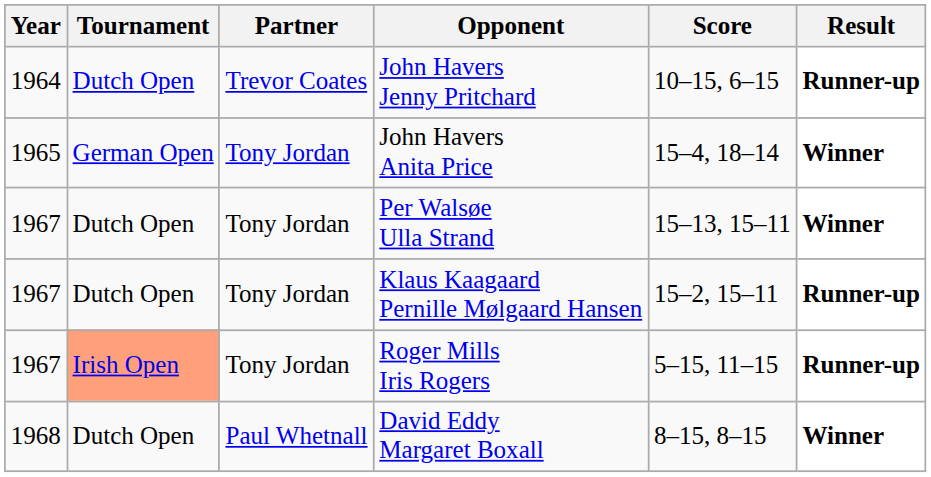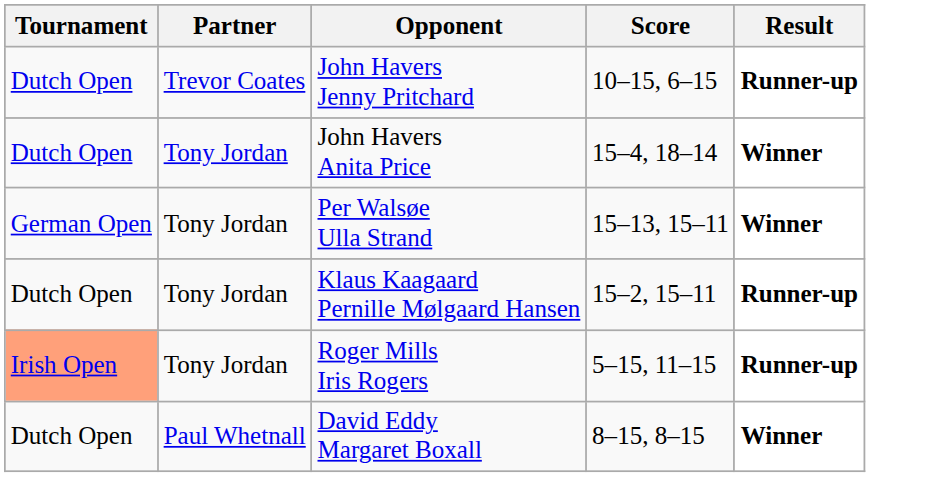- column: (36, 25)
(143, 152) German Open -> (72, 152) Dutch Open
(133, 223) Dutch Open -> (81, 223) German Open
